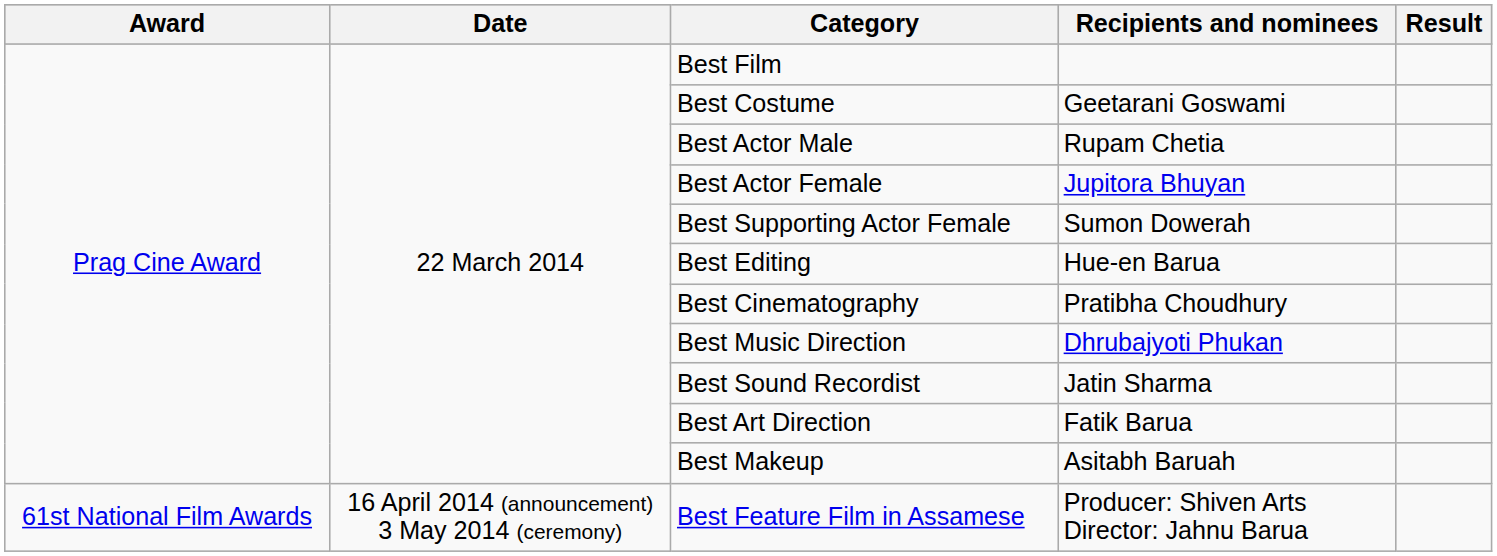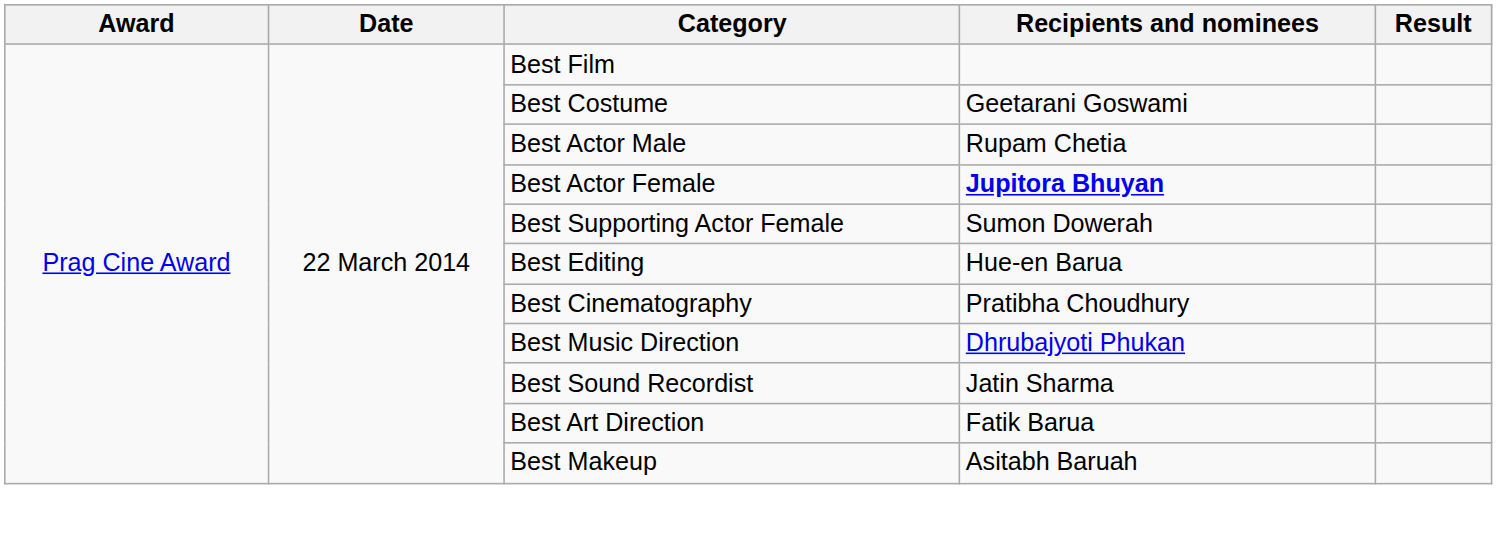(1154, 183) normal -> (1065, 183) bold
- row: (851, 516)
